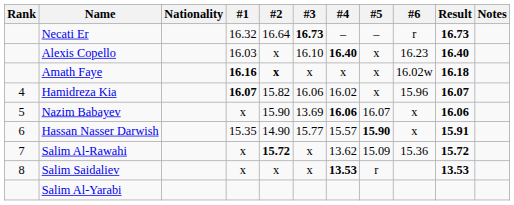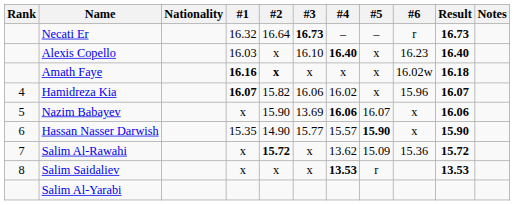(455, 131) 15.91 -> (455, 131) 15.90
